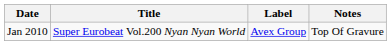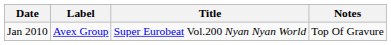columns swapped: (149, 13) <-> (278, 13)
